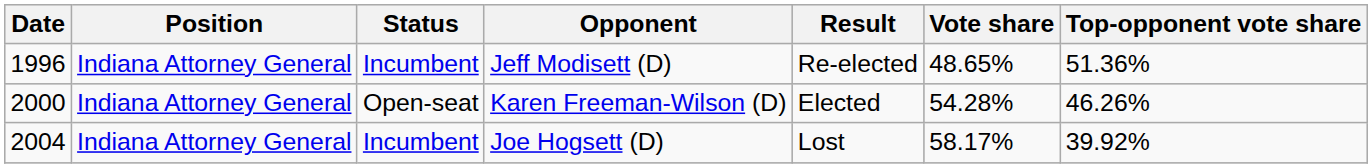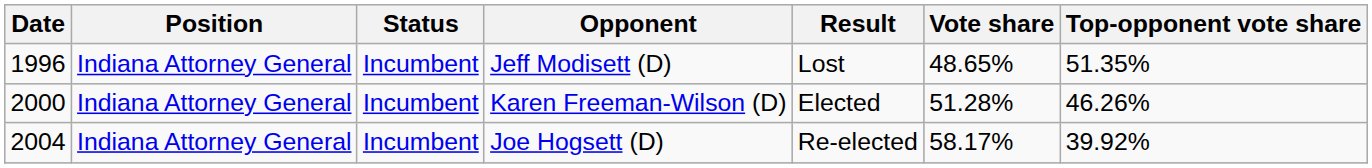(858, 63) Re-elected -> (821, 63) Lost
(1108, 63) 51.36% -> (1108, 63) 51.35%
(421, 102) Open-seat -> (421, 102) Incumbent
(971, 102) 54.28% -> (971, 102) 51.28%
(821, 142) Lost -> (858, 142) Re-elected
